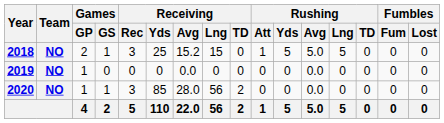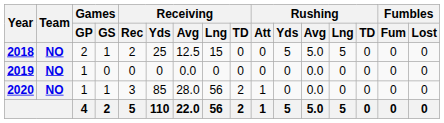(132, 52) 3 -> (132, 52) 2
(188, 52) 15.2 -> (188, 52) 12.5
(262, 52) 1 -> (262, 52) 0
(262, 90) 0 -> (262, 90) 1
